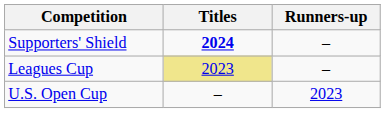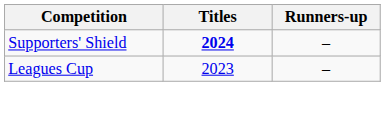(218, 68) khaki background -> (218, 68) no background
- row: (58, 94)
